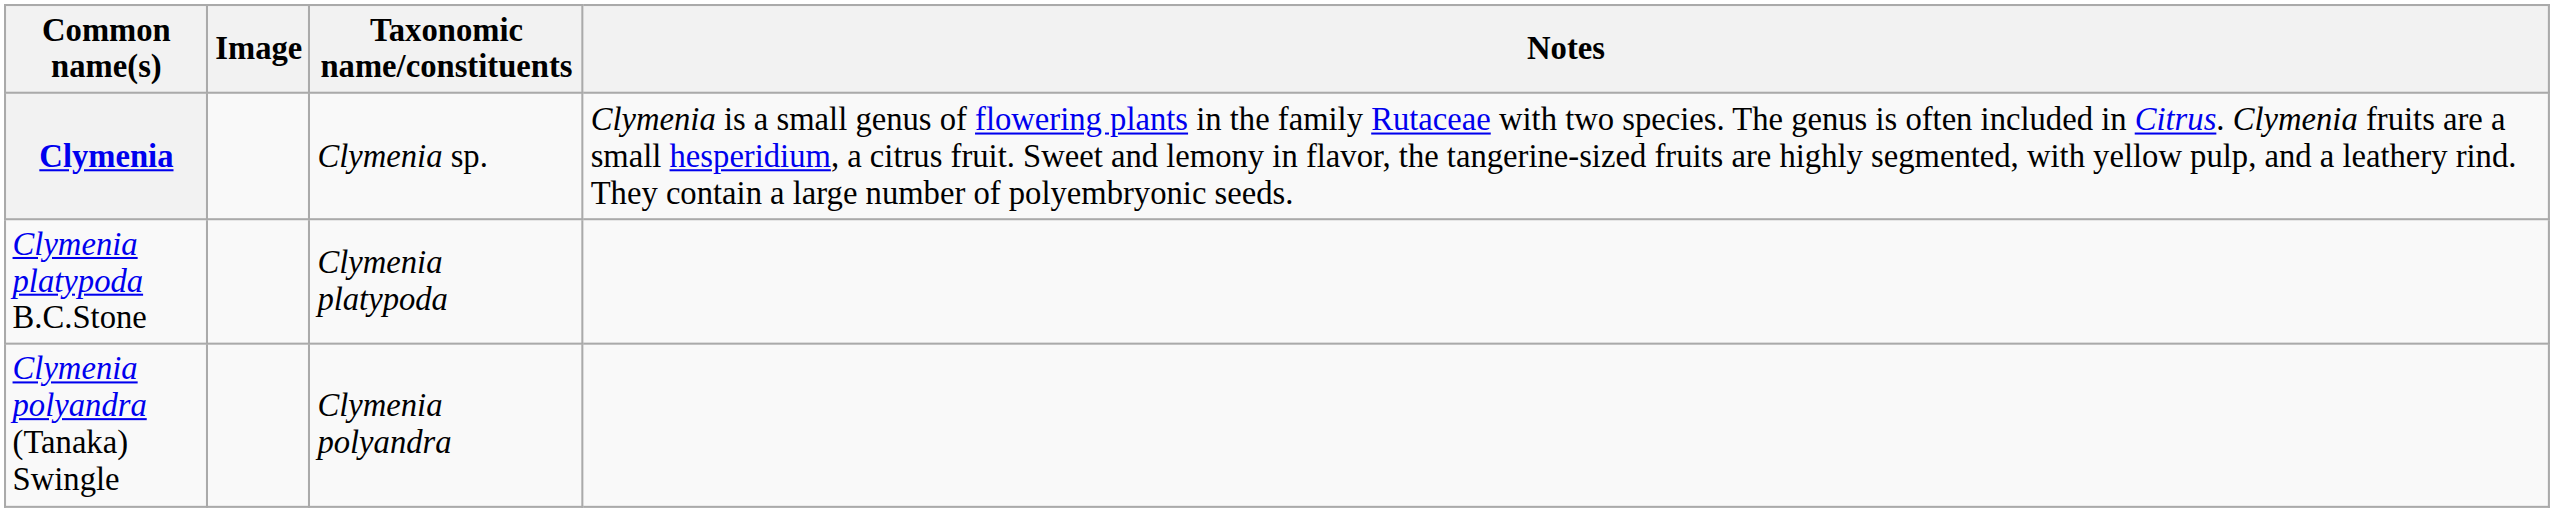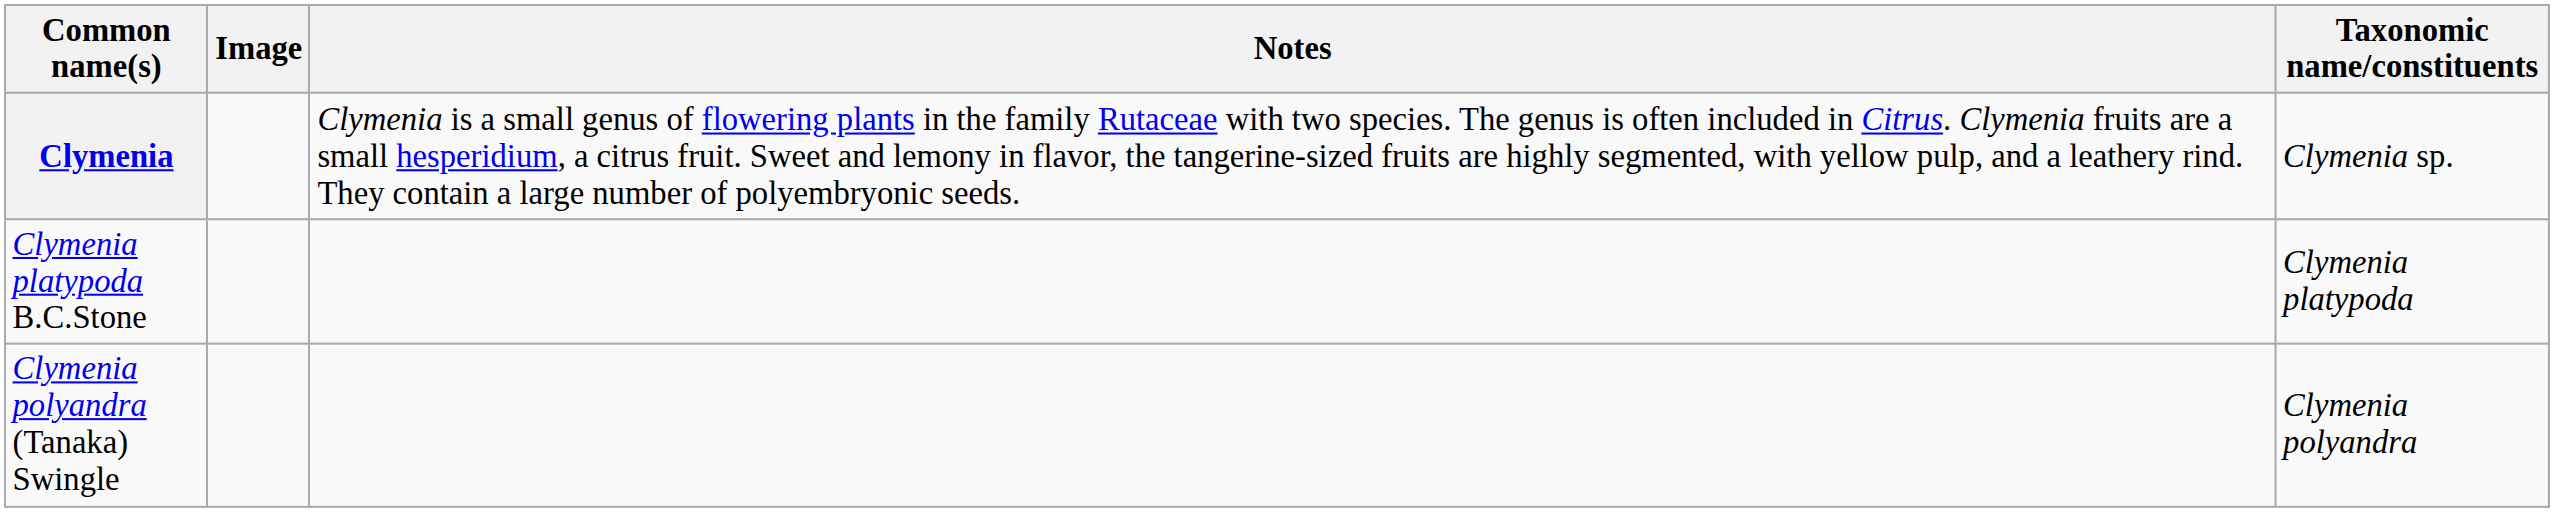columns swapped: (446, 48) <-> (1566, 48)
